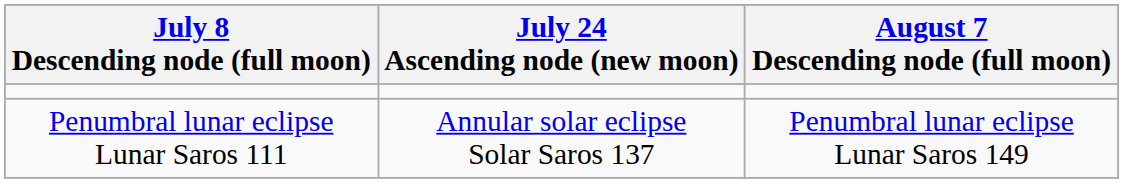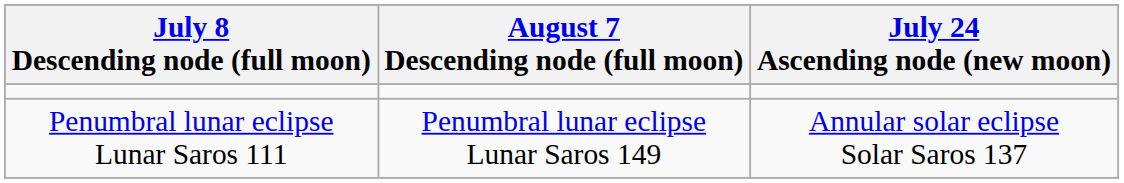columns swapped: (561, 44) <-> (932, 44)
